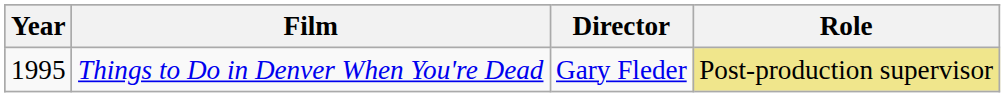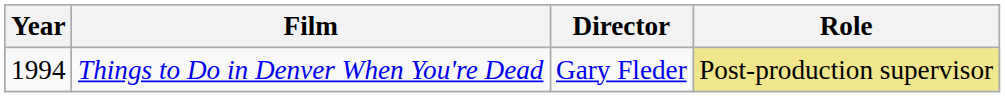(38, 69) 1995 -> (38, 69) 1994
